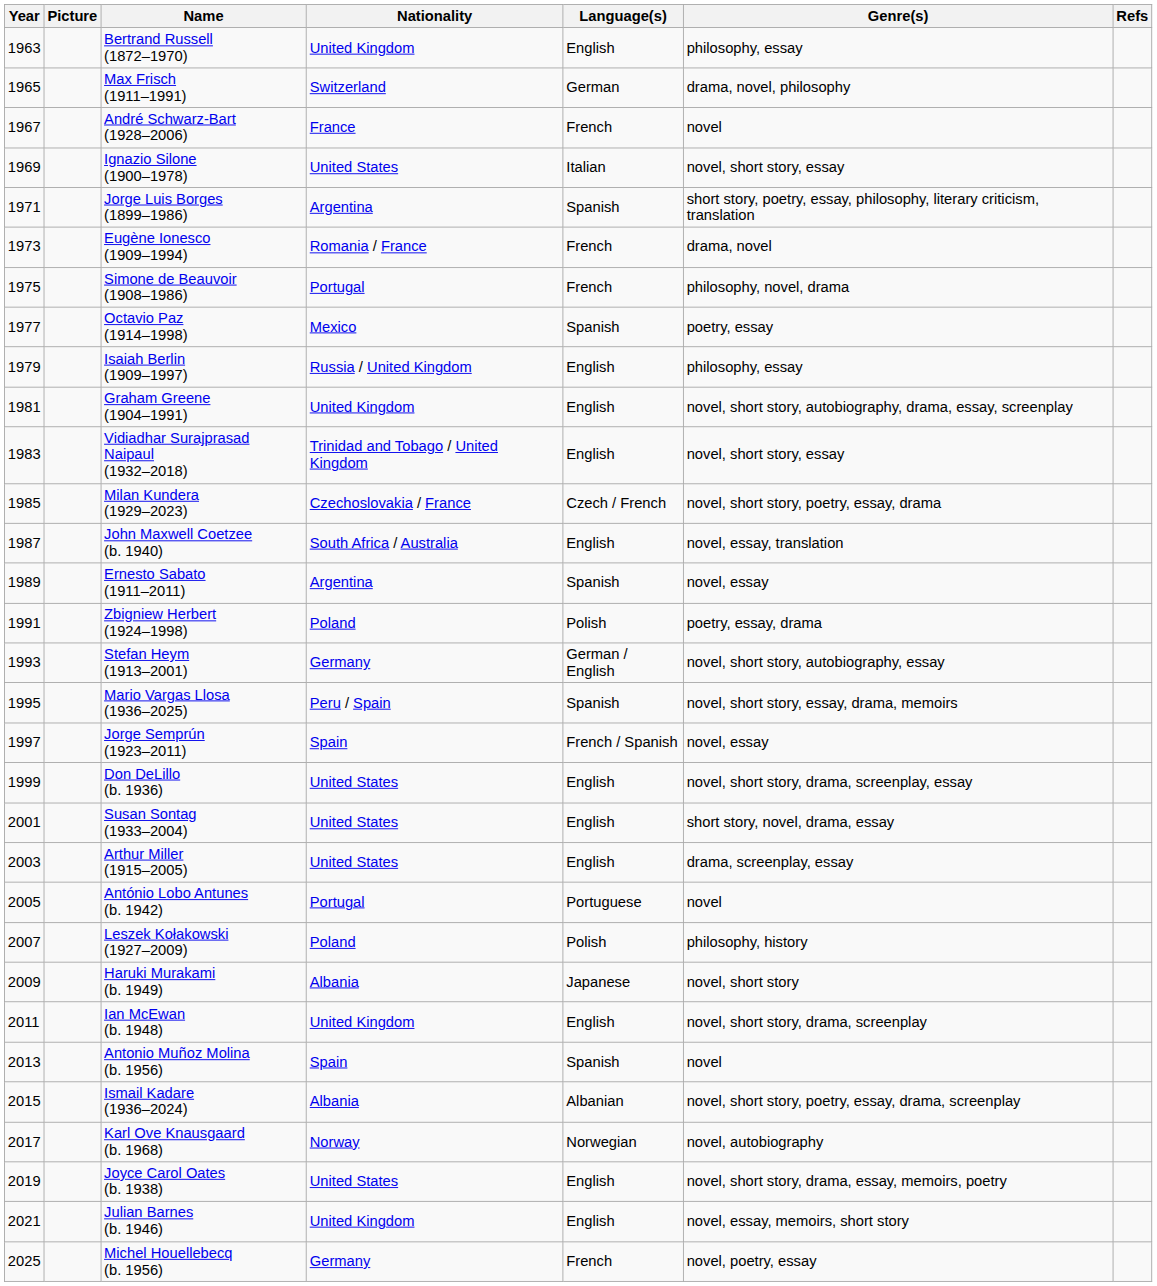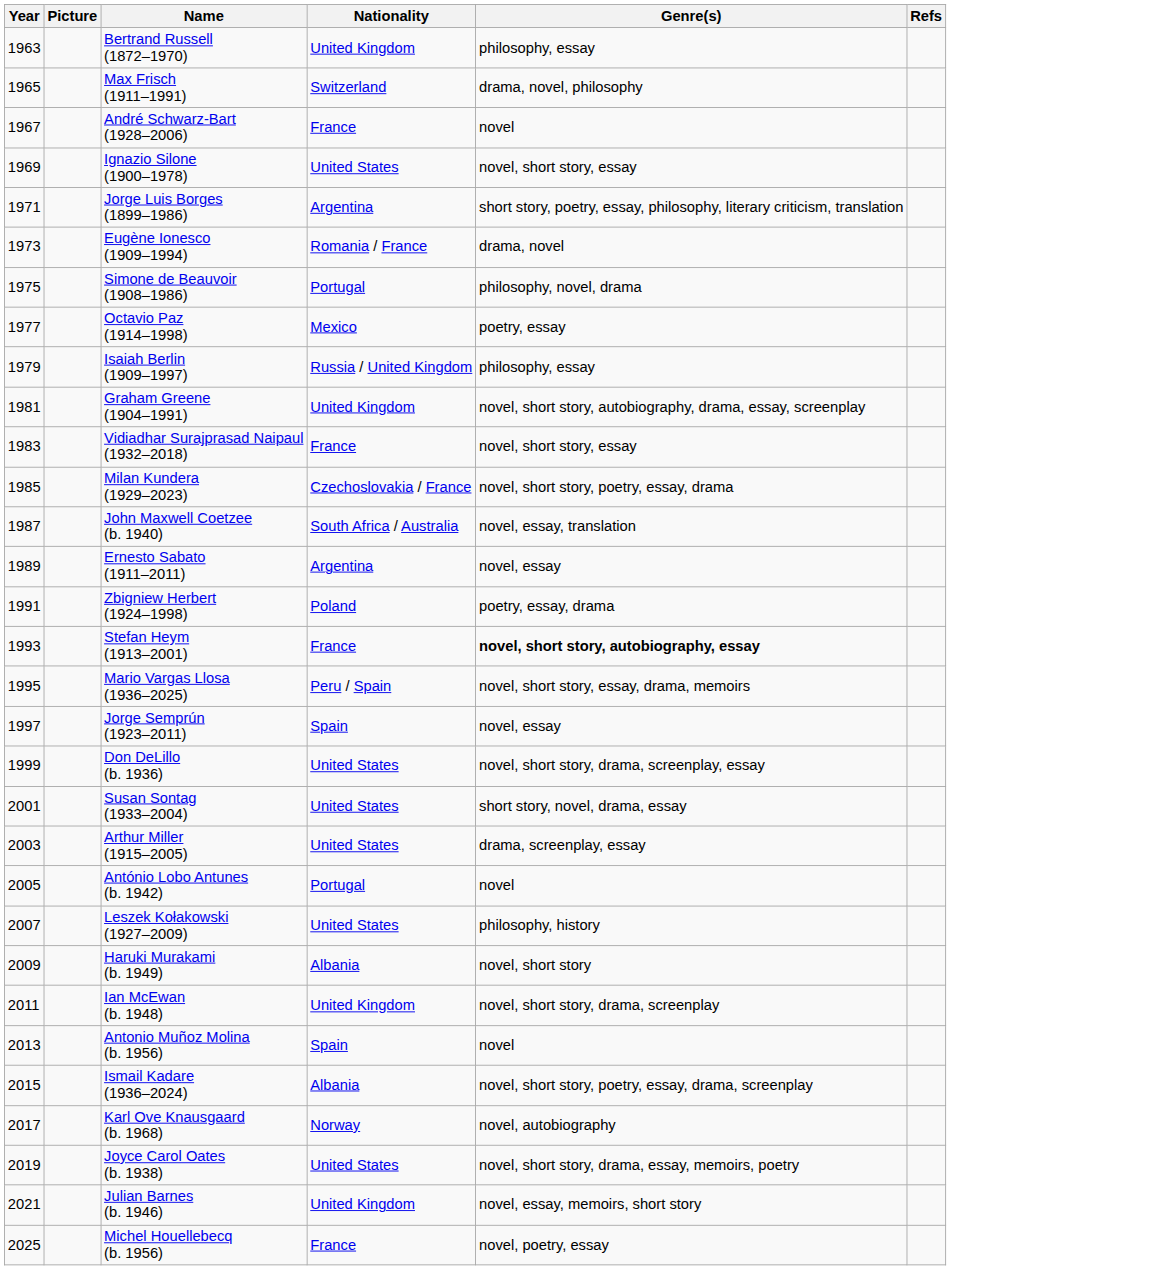- column: (623, 16)
(404, 455) Trinidad and Tobago / United Kingdom -> (333, 446) France
(340, 662) Germany -> (333, 646) France
(816, 662) normal -> (619, 646) bold
(333, 942) Poland -> (354, 925) United States
(340, 1261) Germany -> (333, 1244) France
